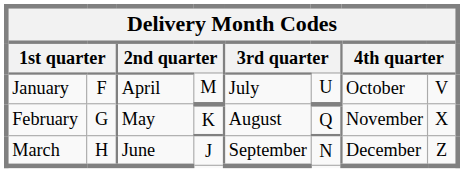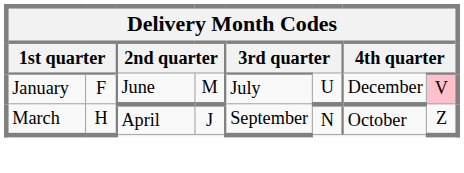(141, 88) April -> (138, 87) June
(375, 88) October -> (385, 87) December
(442, 88) no background -> (441, 88) pink background
- row: (45, 119)
(138, 149) June -> (141, 119) April
(384, 149) December -> (377, 119) October
